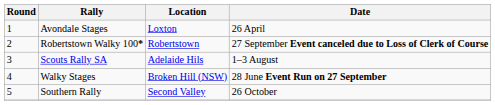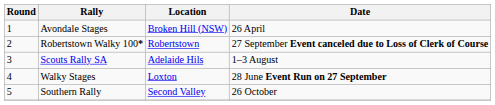(162, 28) Loxton -> (187, 28) Broken Hill (NSW)
(187, 76) Broken Hill (NSW) -> (162, 76) Loxton
